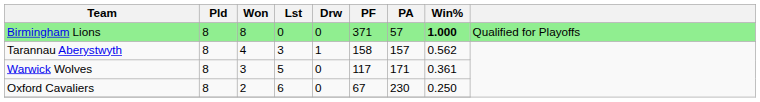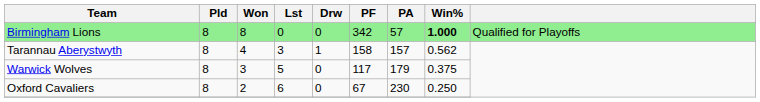(362, 32) 371 -> (362, 32) 342
(400, 69) 171 -> (400, 69) 179
(442, 69) 0.361 -> (442, 69) 0.375
